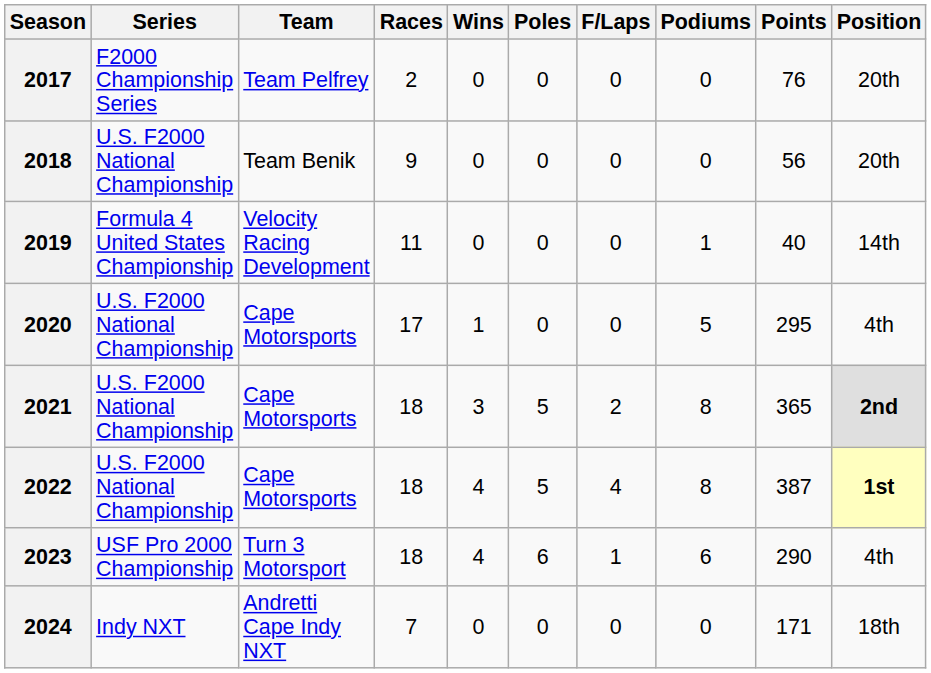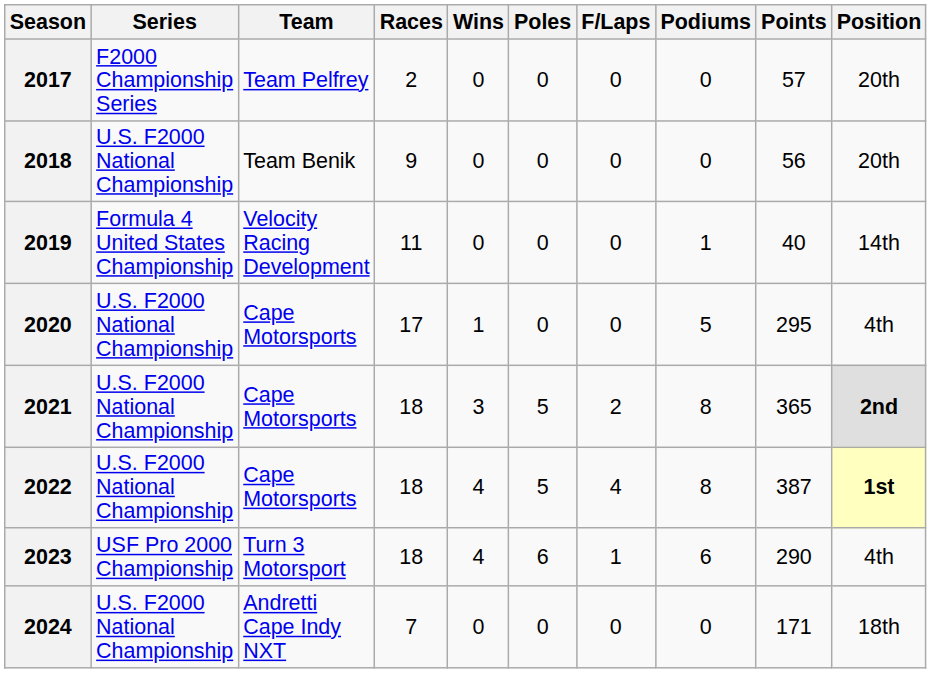(794, 80) 76 -> (794, 80) 57
(141, 627) Indy NXT -> (165, 627) U.S. F2000 National Championship
